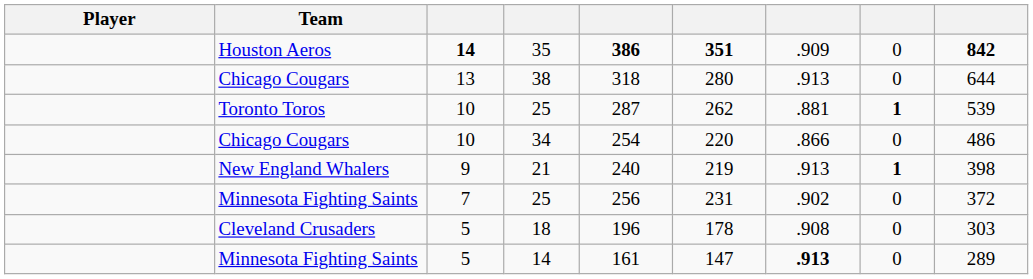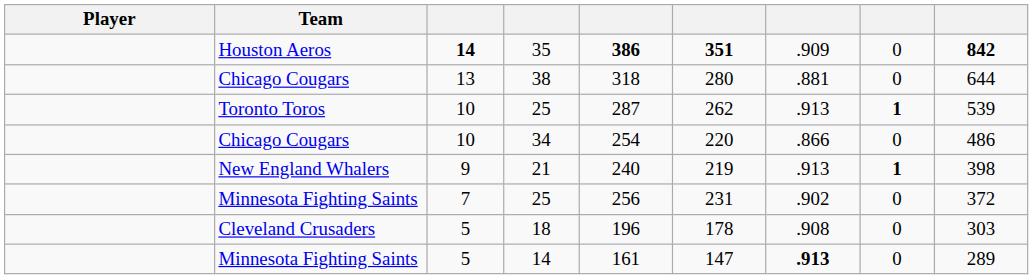(813, 79) .913 -> (813, 79) .881
(813, 109) .881 -> (813, 109) .913
